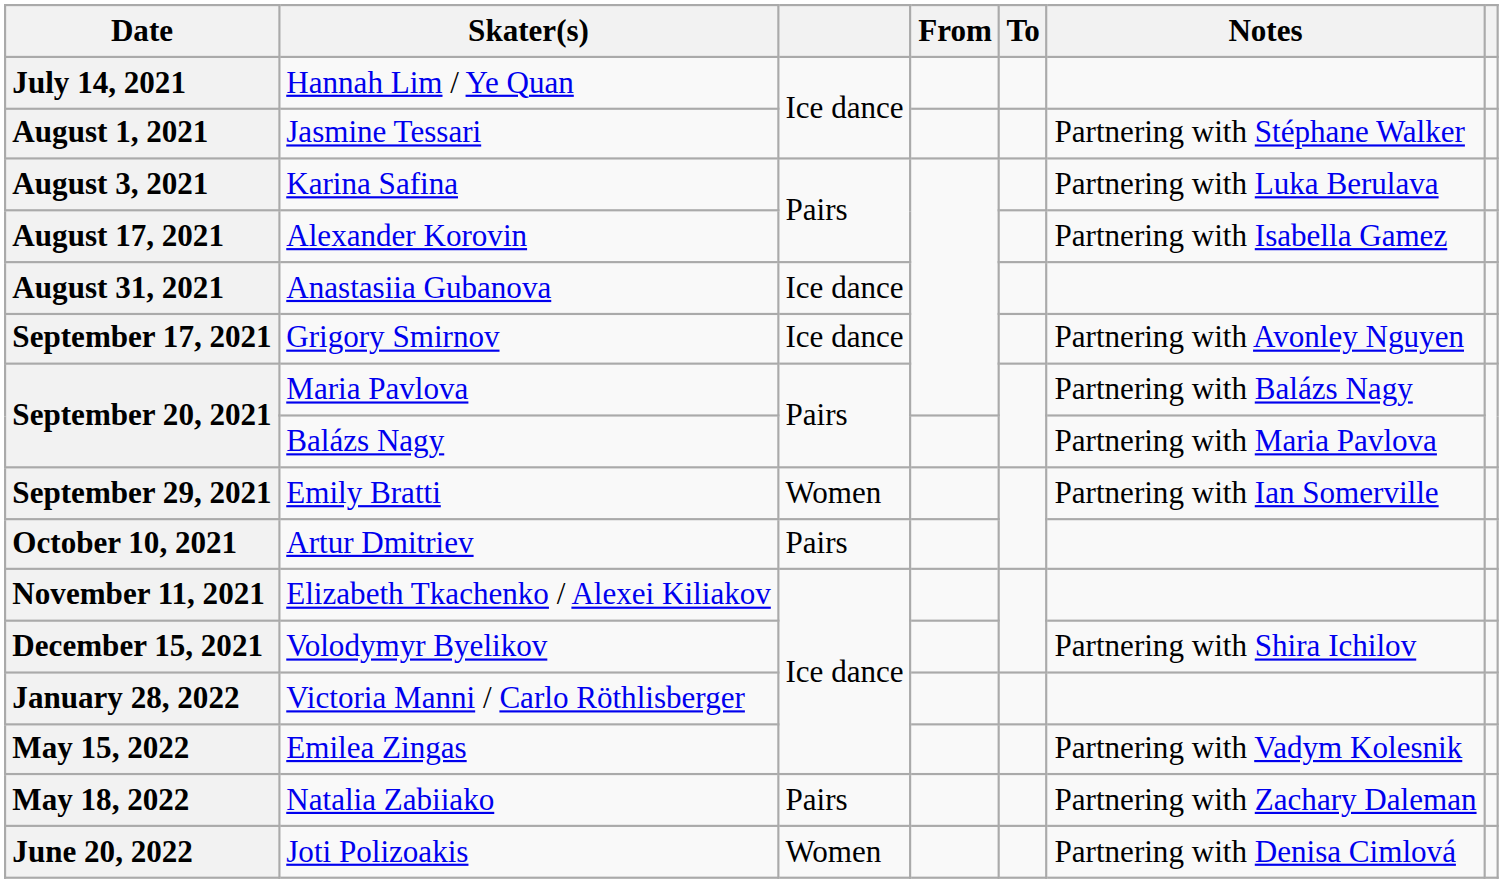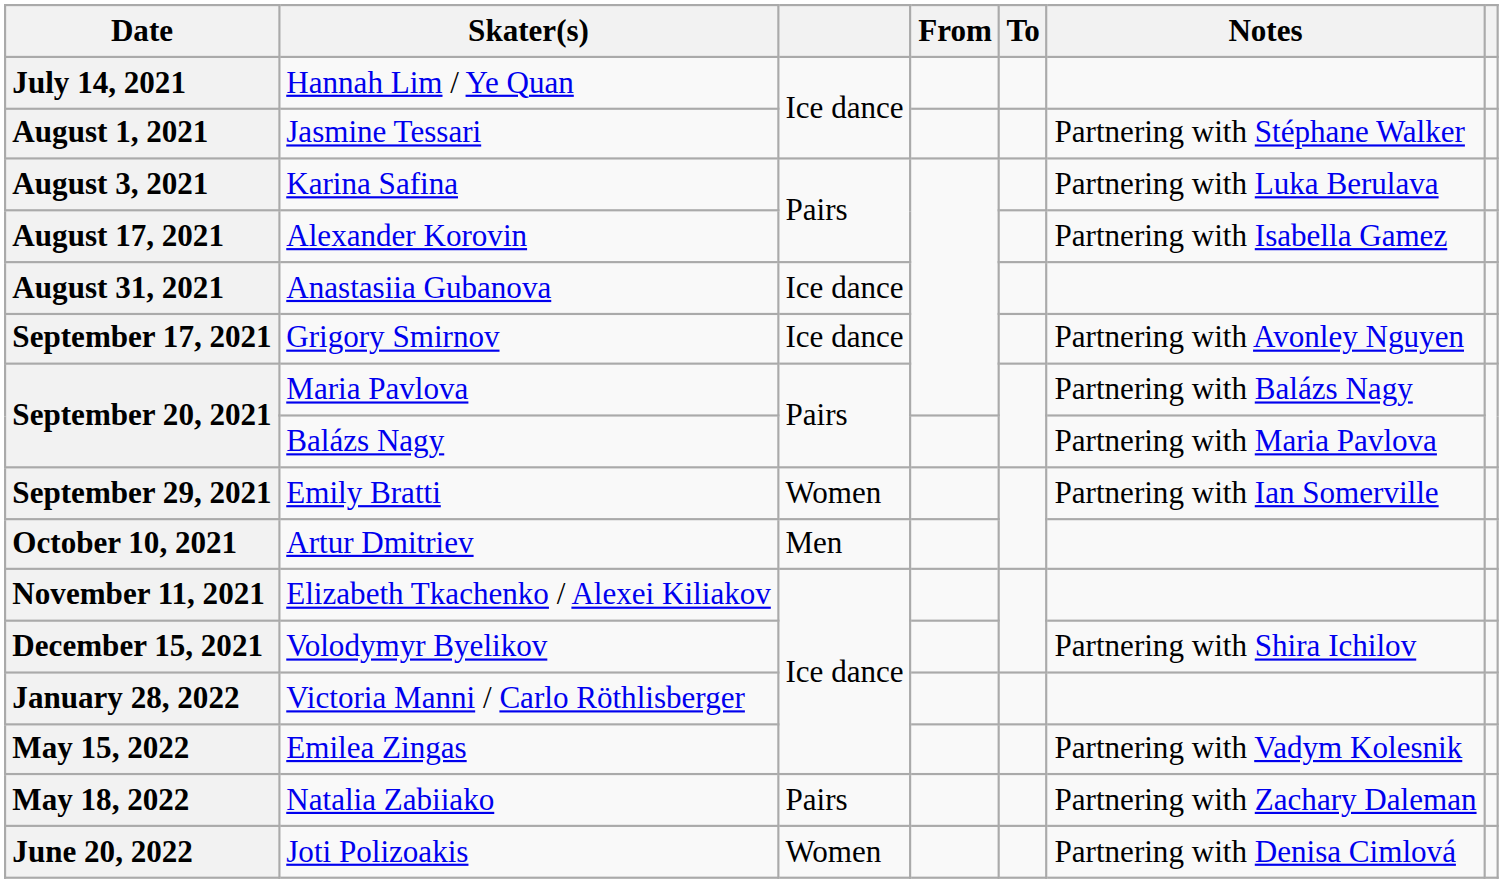(817, 543) Pairs -> (814, 543) Men
